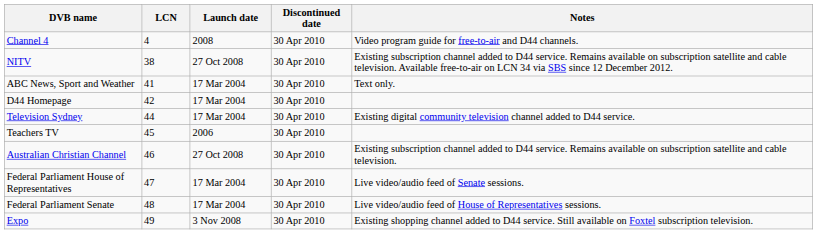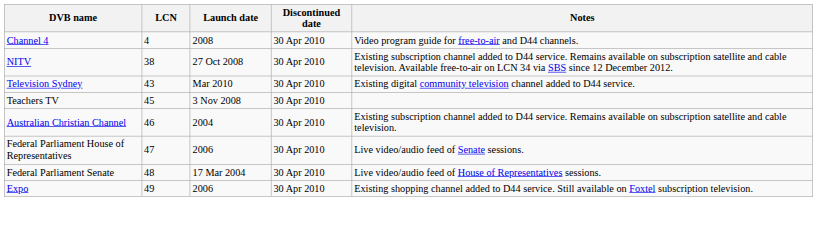- row: (71, 84)
- row: (39, 100)
(149, 116) 44 -> (149, 84) 43
(219, 116) 17 Mar 2004 -> (213, 84) Mar 2010
(203, 133) 2006 -> (217, 100) 3 Nov 2008
(218, 155) 27 Oct 2008 -> (203, 122) 2004
(219, 182) 17 Mar 2004 -> (203, 150) 2006
(217, 221) 3 Nov 2008 -> (203, 188) 2006
